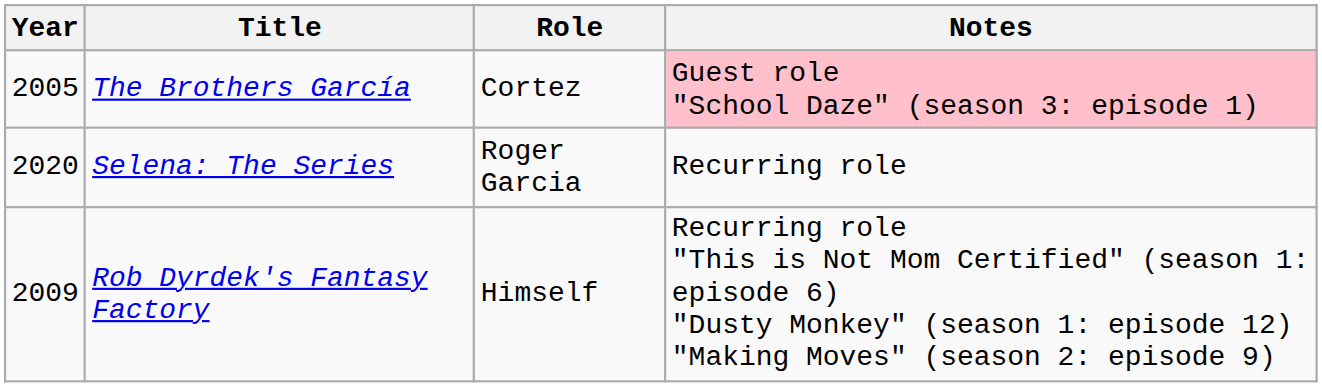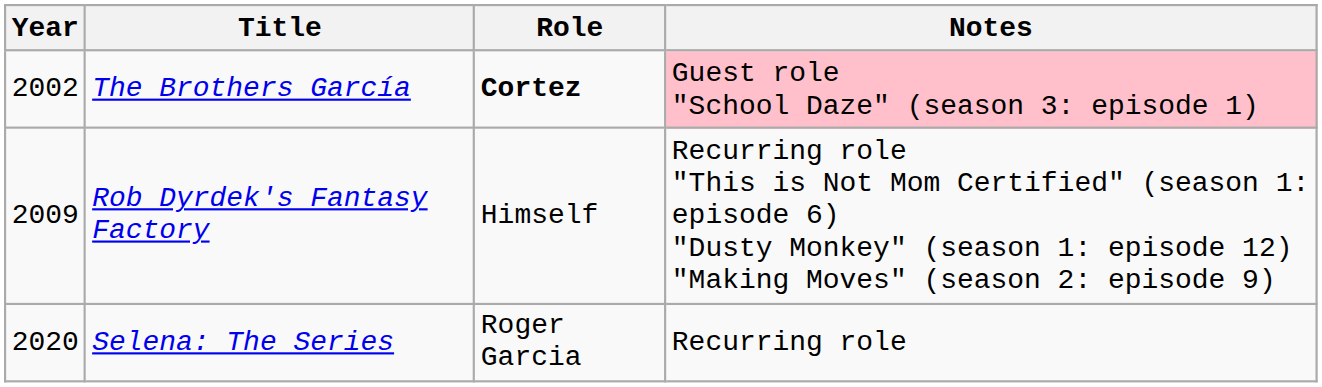(45, 90) 2005 -> (45, 90) 2002
(531, 90) normal -> (531, 90) bold
rows swapped: (260, 294) <-> (243, 167)
